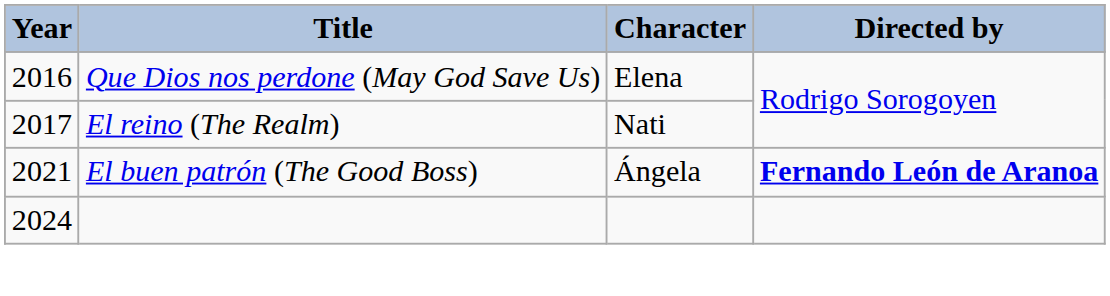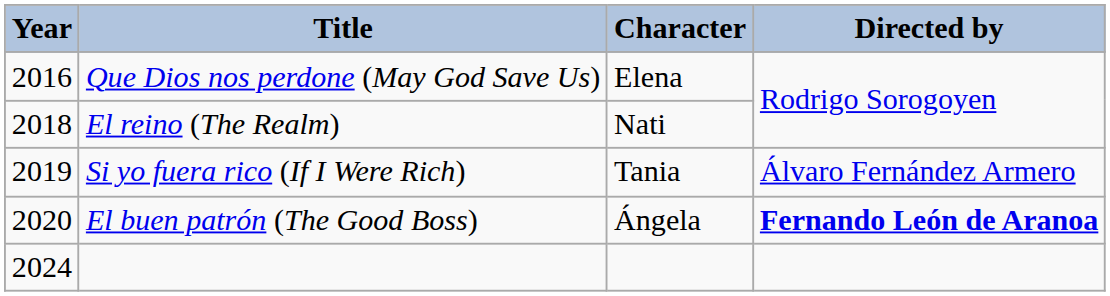(42, 123) 2017 -> (42, 123) 2018
+ row: (276, 171)
(42, 171) 2021 -> (42, 219) 2020
